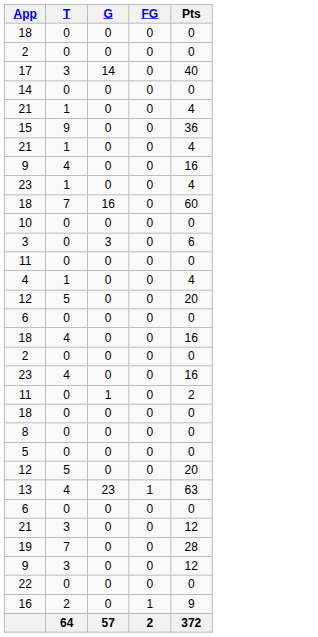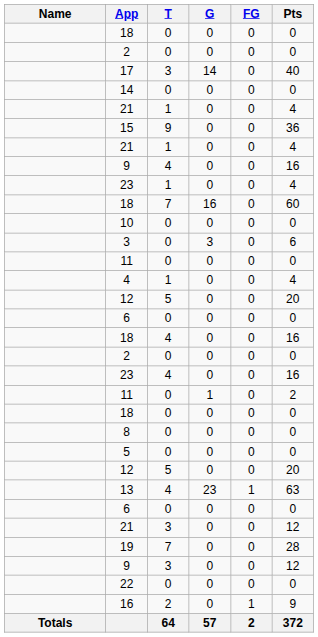+ column: (55, 14)
